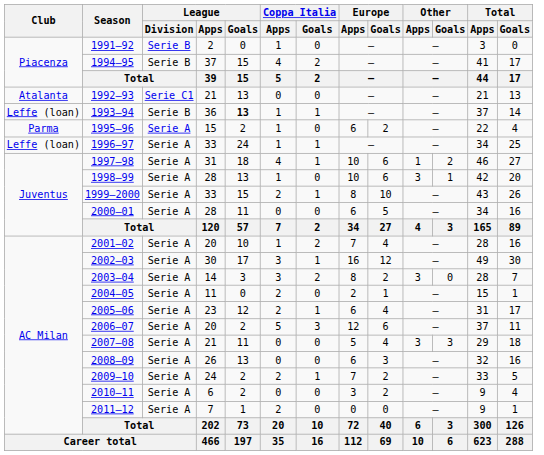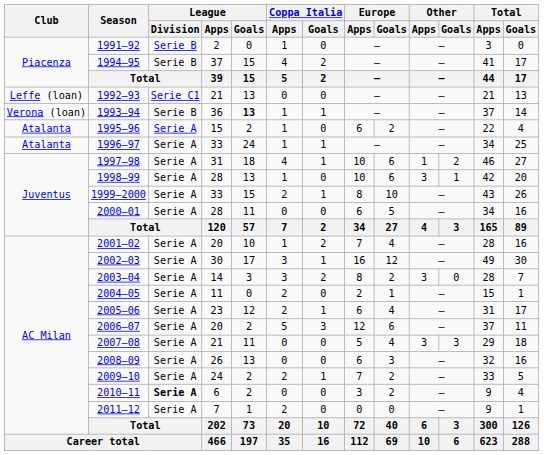(43, 95) Atalanta -> (46, 95) Leffe (loan)
(43, 112) Leffe (loan) -> (46, 112) Verona (loan)
(43, 128) Parma -> (46, 128) Atalanta
(43, 145) Leffe (loan) -> (46, 145) Atalanta
(169, 393) normal -> (175, 393) bold
